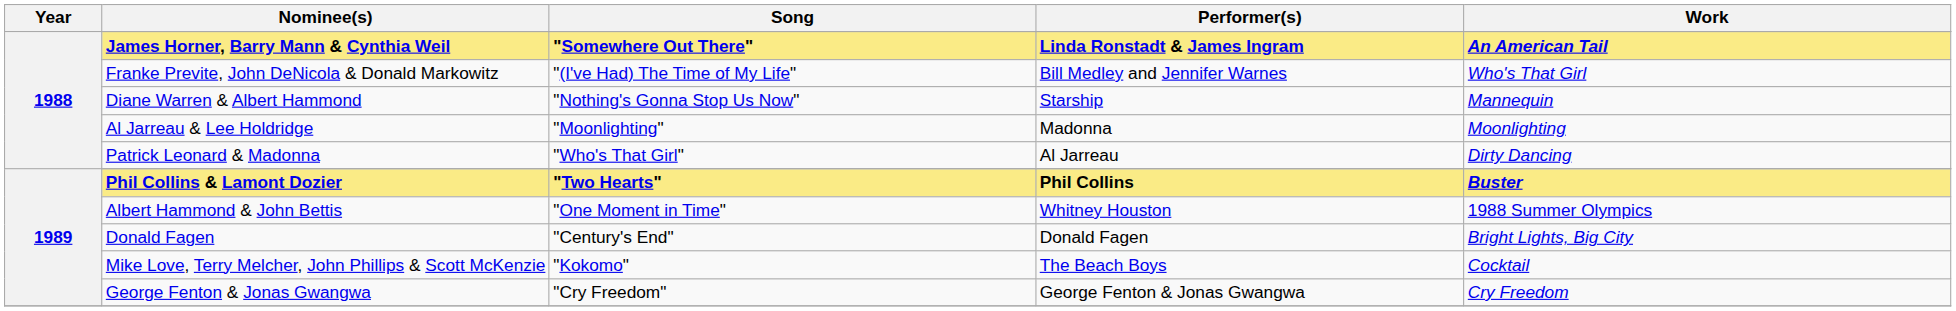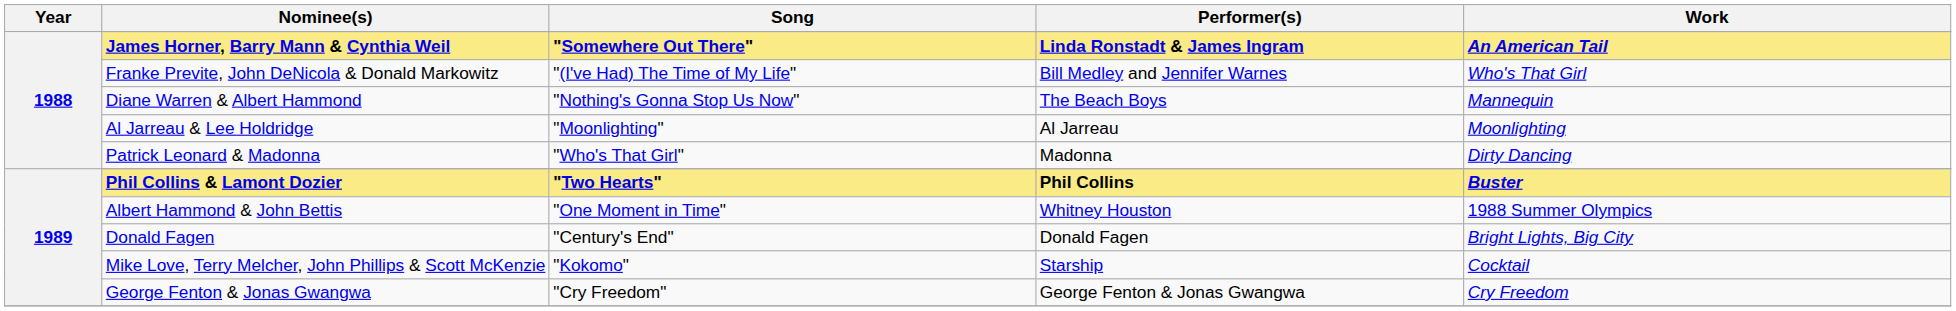(1071, 100) Starship -> (1103, 100) The Beach Boys
(1076, 127) Madonna -> (1079, 127) Al Jarreau
(1079, 155) Al Jarreau -> (1076, 155) Madonna
(1103, 264) The Beach Boys -> (1071, 264) Starship
